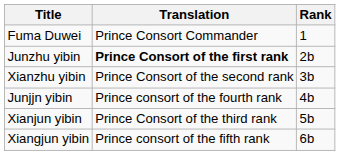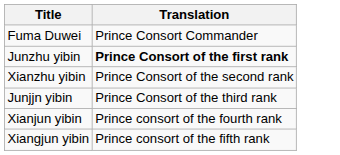- column: (316, 14)
(189, 98) Prince consort of the fourth rank -> (186, 98) Prince Consort of the third rank
(186, 118) Prince Consort of the third rank -> (189, 118) Prince consort of the fourth rank
